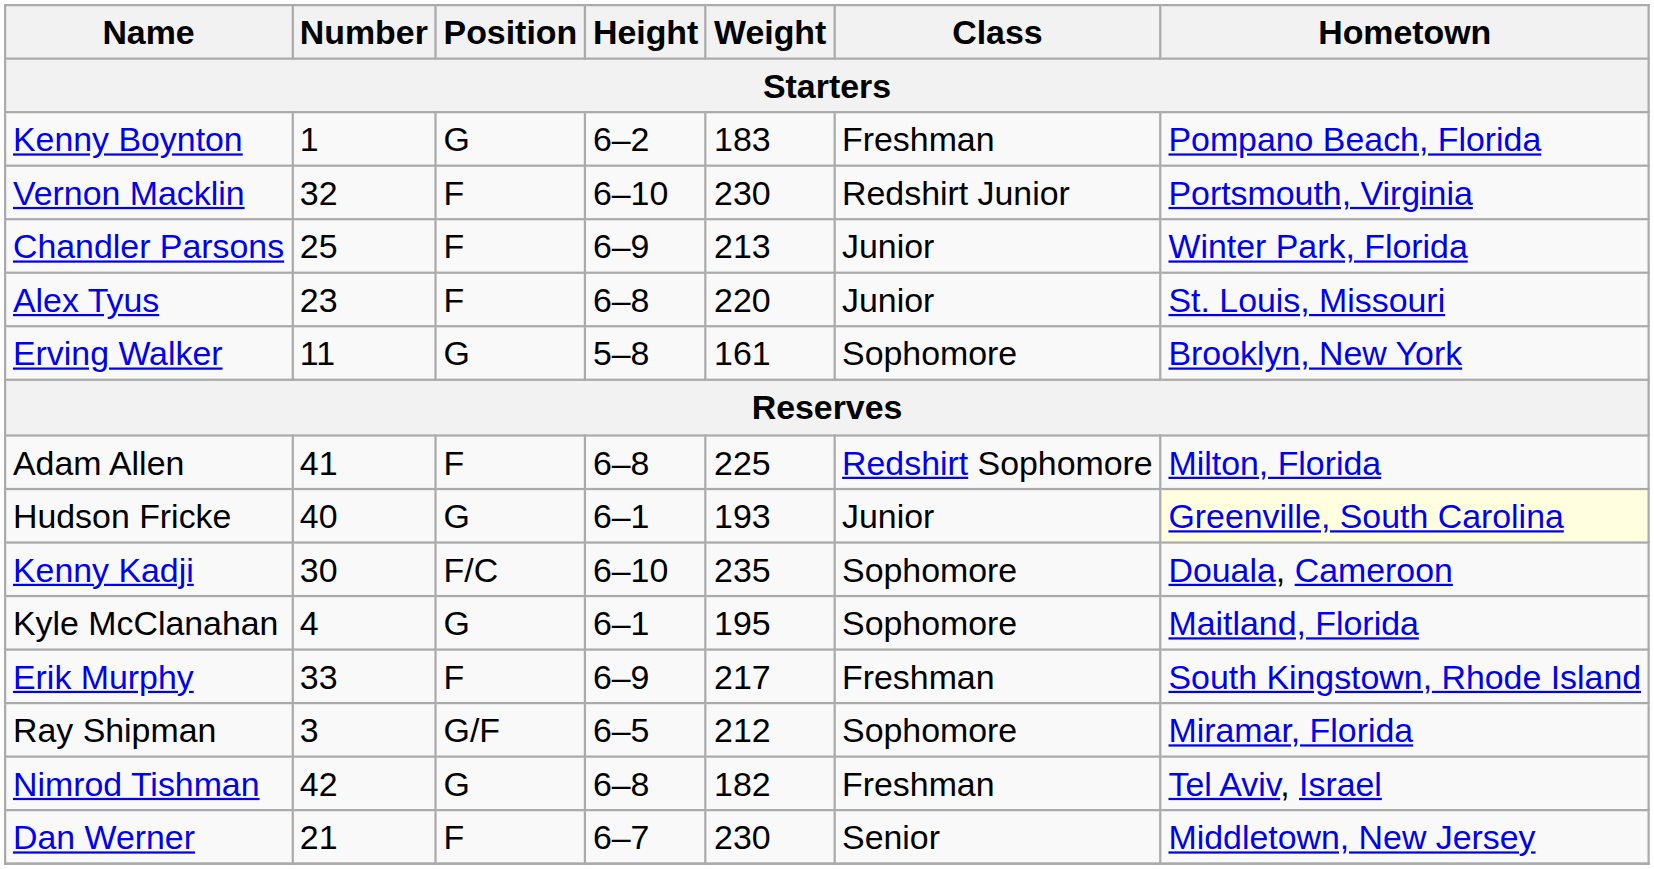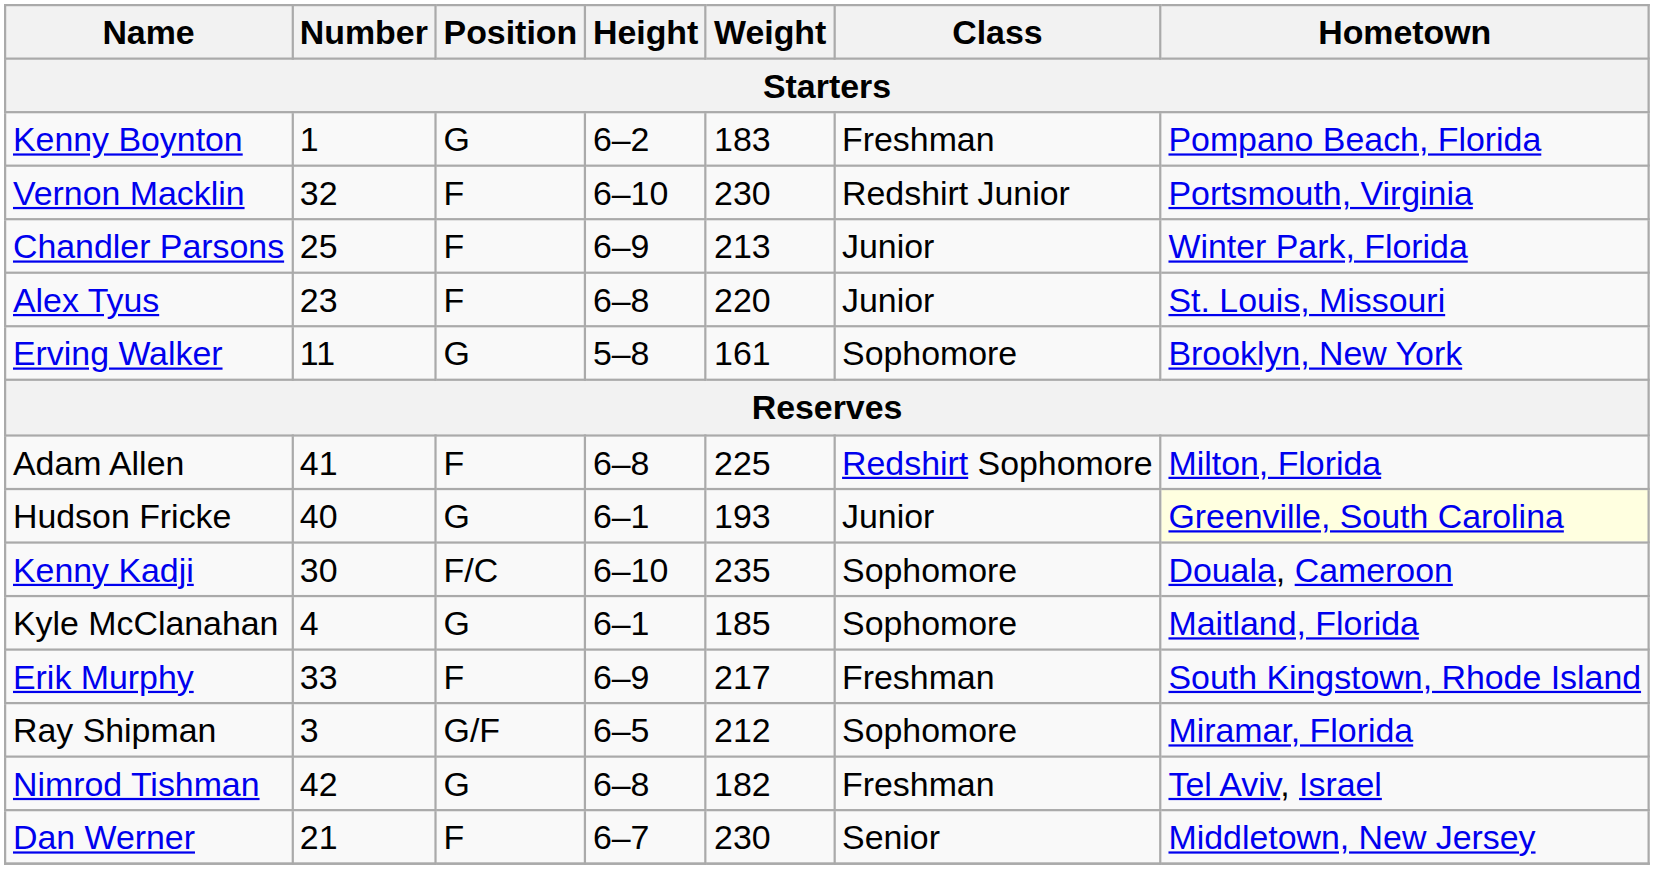(742, 622) 195 -> (742, 622) 185
